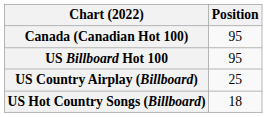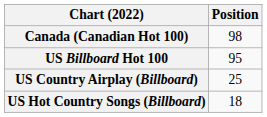(235, 36) 95 -> (235, 36) 98
